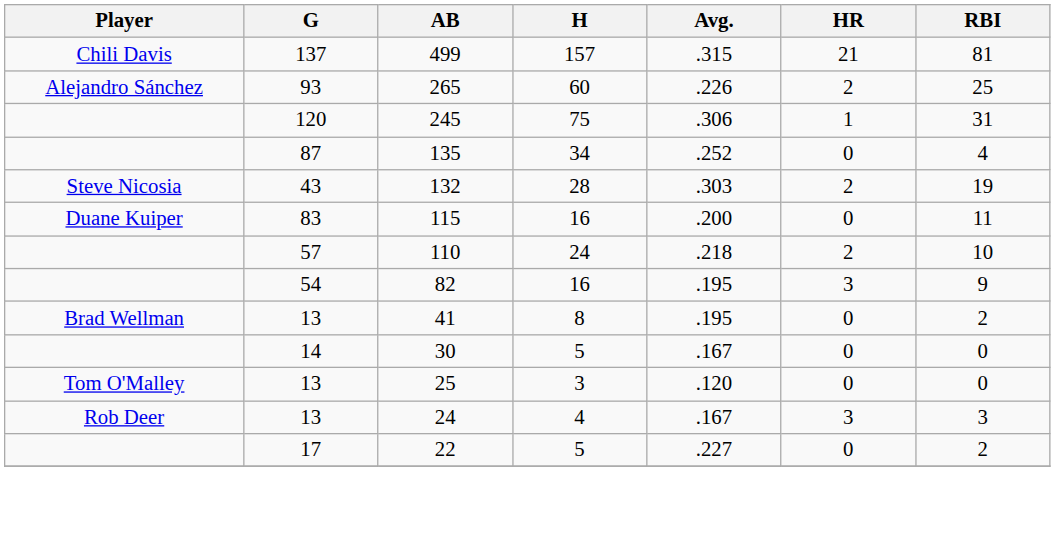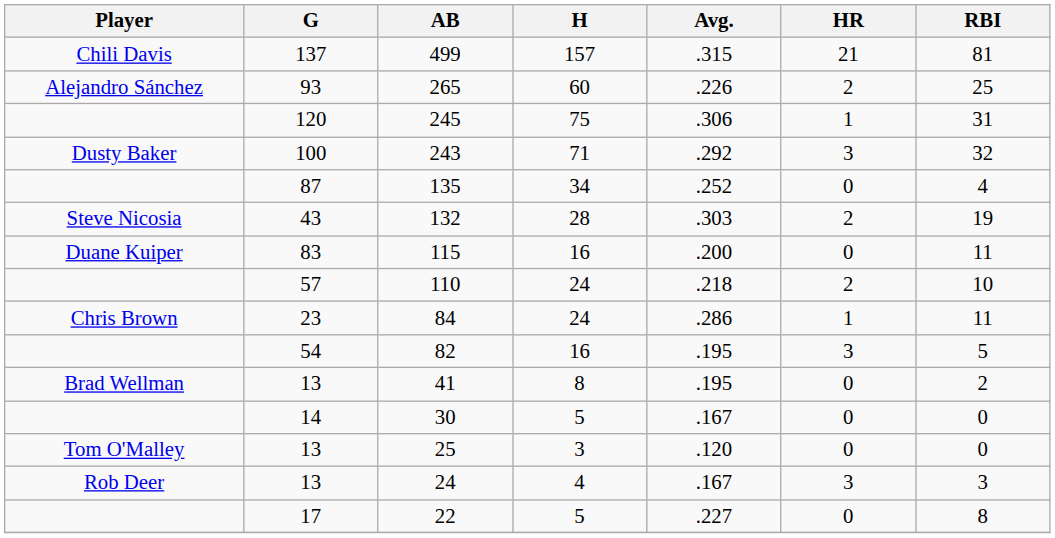+ row: (445, 152)
+ row: (445, 317)
(983, 284) 9 -> (983, 350) 5
(983, 449) 2 -> (983, 515) 8
